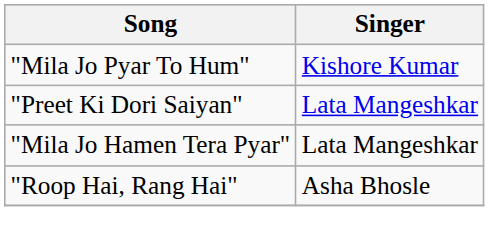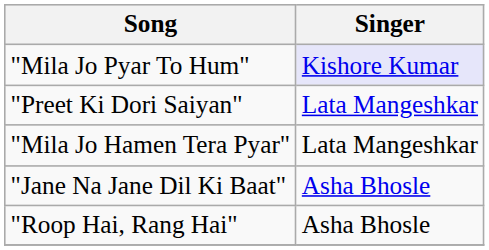(380, 64) no background -> (380, 64) lavender background
+ row: (148, 184)
